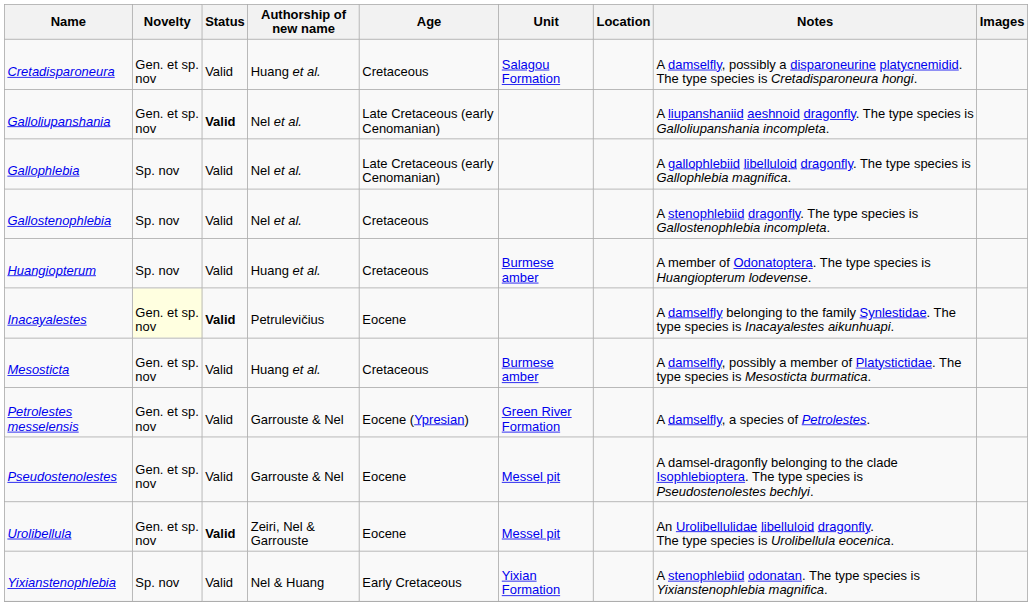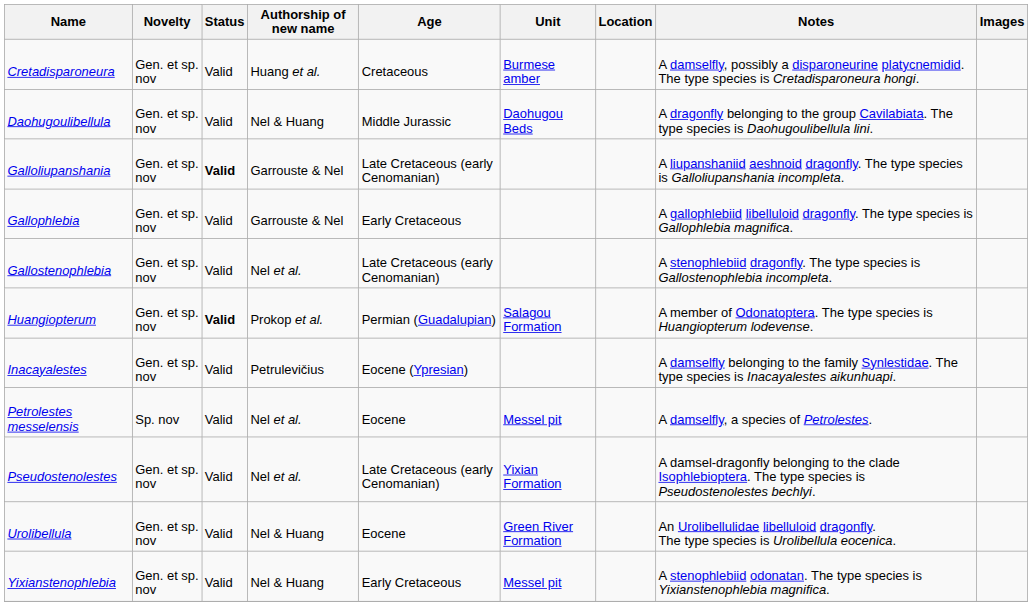(531, 71) Salagou Formation -> (529, 71) Burmese amber
+ row: (59, 121)
(276, 121) Nel et al. -> (297, 171) Garrouste & Nel
(157, 171) Sp. nov -> (167, 220) Gen. et sp. nov
(276, 171) Nel et al. -> (297, 220) Garrouste & Nel
(428, 171) Late Cretaceous (early Cenomanian) -> (411, 220) Early Cretaceous
(157, 220) Sp. nov -> (167, 270) Gen. et sp. nov
(395, 220) Cretaceous -> (427, 270) Late Cretaceous (early Cenomanian)
(157, 270) Sp. nov -> (167, 320) Gen. et sp. nov
(219, 270) normal -> (220, 320) bold
(286, 270) Huang et al. -> (287, 320) Prokop et al.
(395, 270) Cretaceous -> (429, 320) Permian (Guadalupian)
(528, 270) Burmese amber -> (532, 320) Salagou Formation
(167, 320) lightyellow background -> (167, 370) no background
(220, 320) bold -> (219, 370) normal
(384, 320) Eocene -> (415, 370) Eocene (Ypresian)
- row: (38, 370)
(167, 419) Gen. et sp. nov -> (157, 419) Sp. nov
(297, 419) Garrouste & Nel -> (276, 419) Nel et al.
(416, 419) Eocene (Ypresian) -> (384, 419) Eocene
(537, 419) Green River Formation -> (532, 419) Messel pit
(297, 476) Garrouste & Nel -> (276, 476) Nel et al.
(384, 476) Eocene -> (427, 476) Late Cretaceous (early Cenomanian)
(531, 476) Messel pit -> (532, 476) Yixian Formation
(220, 533) bold -> (219, 533) normal
(283, 533) Zeiri, Nel & Garrouste -> (287, 533) Nel & Huang
(531, 533) Messel pit -> (538, 533) Green River Formation
(157, 583) Sp. nov -> (167, 583) Gen. et sp. nov
(531, 583) Yixian Formation -> (532, 583) Messel pit
